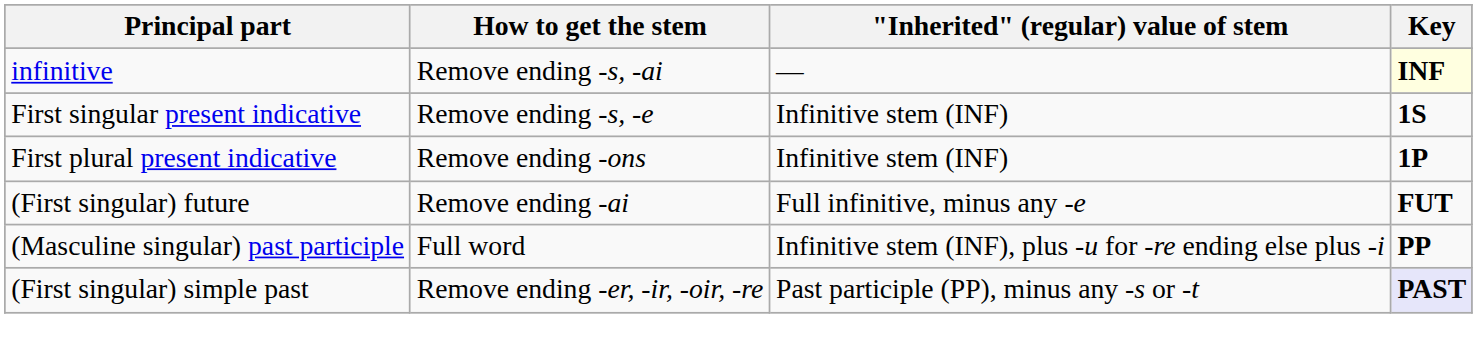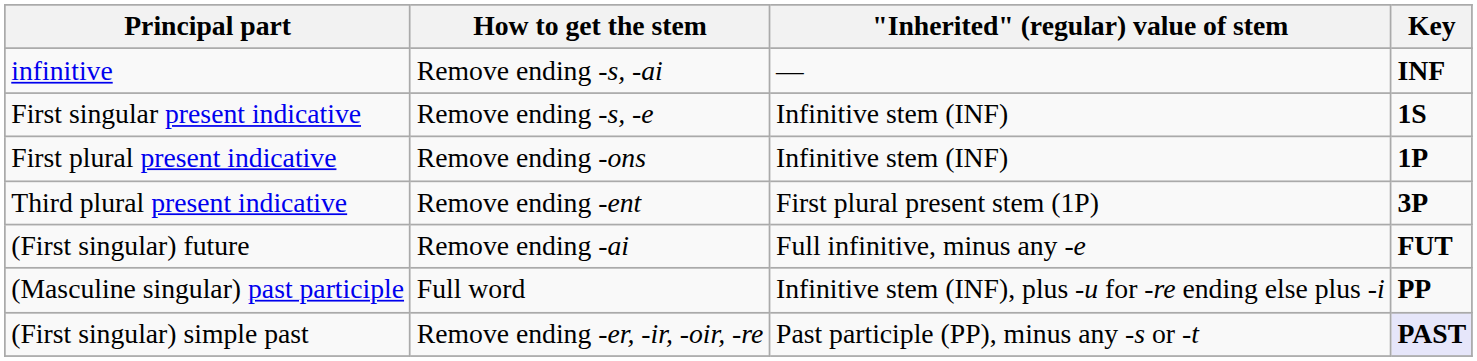(1421, 70) lightyellow background -> (1421, 70) no background
+ row: (179, 202)
